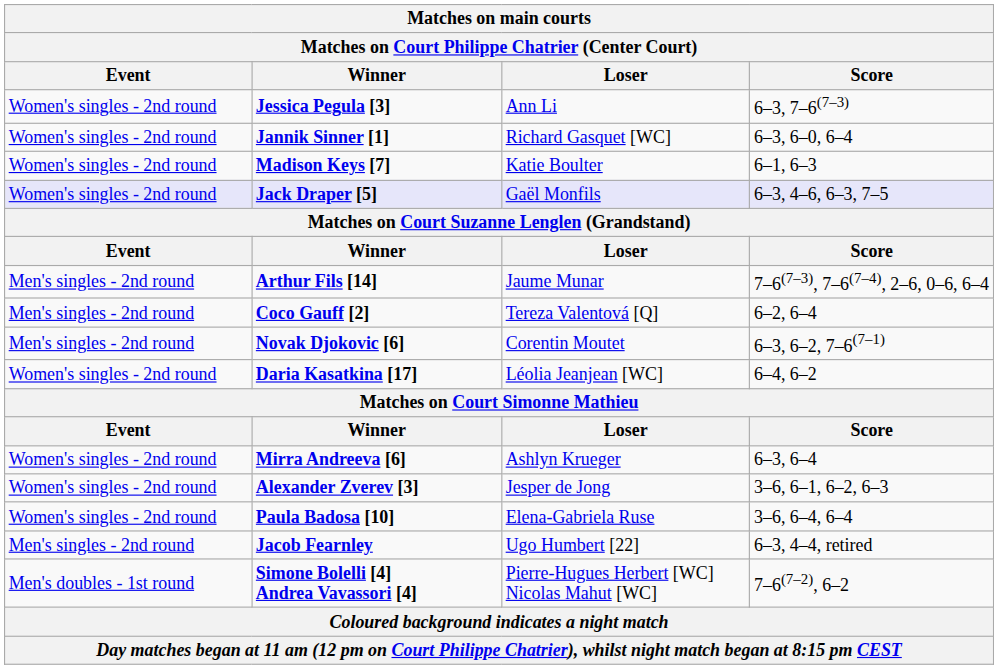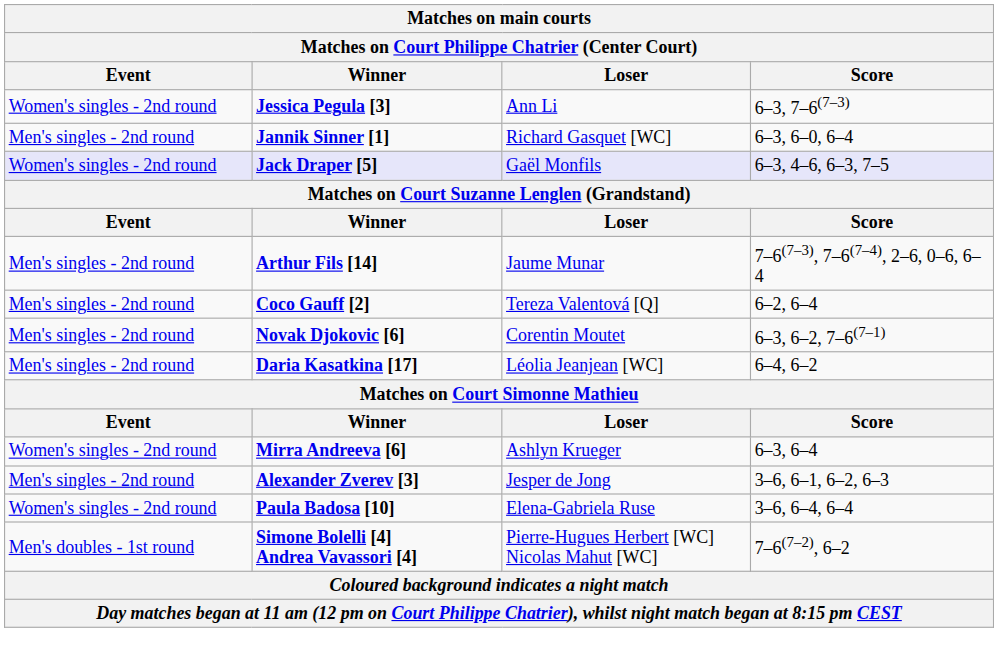(113, 137) Women's singles - 2nd round -> (101, 137) Men's singles - 2nd round
- row: (323, 165)
(113, 374) Women's singles - 2nd round -> (101, 366) Men's singles - 2nd round
(113, 487) Women's singles - 2nd round -> (101, 479) Men's singles - 2nd round
- row: (314, 544)
